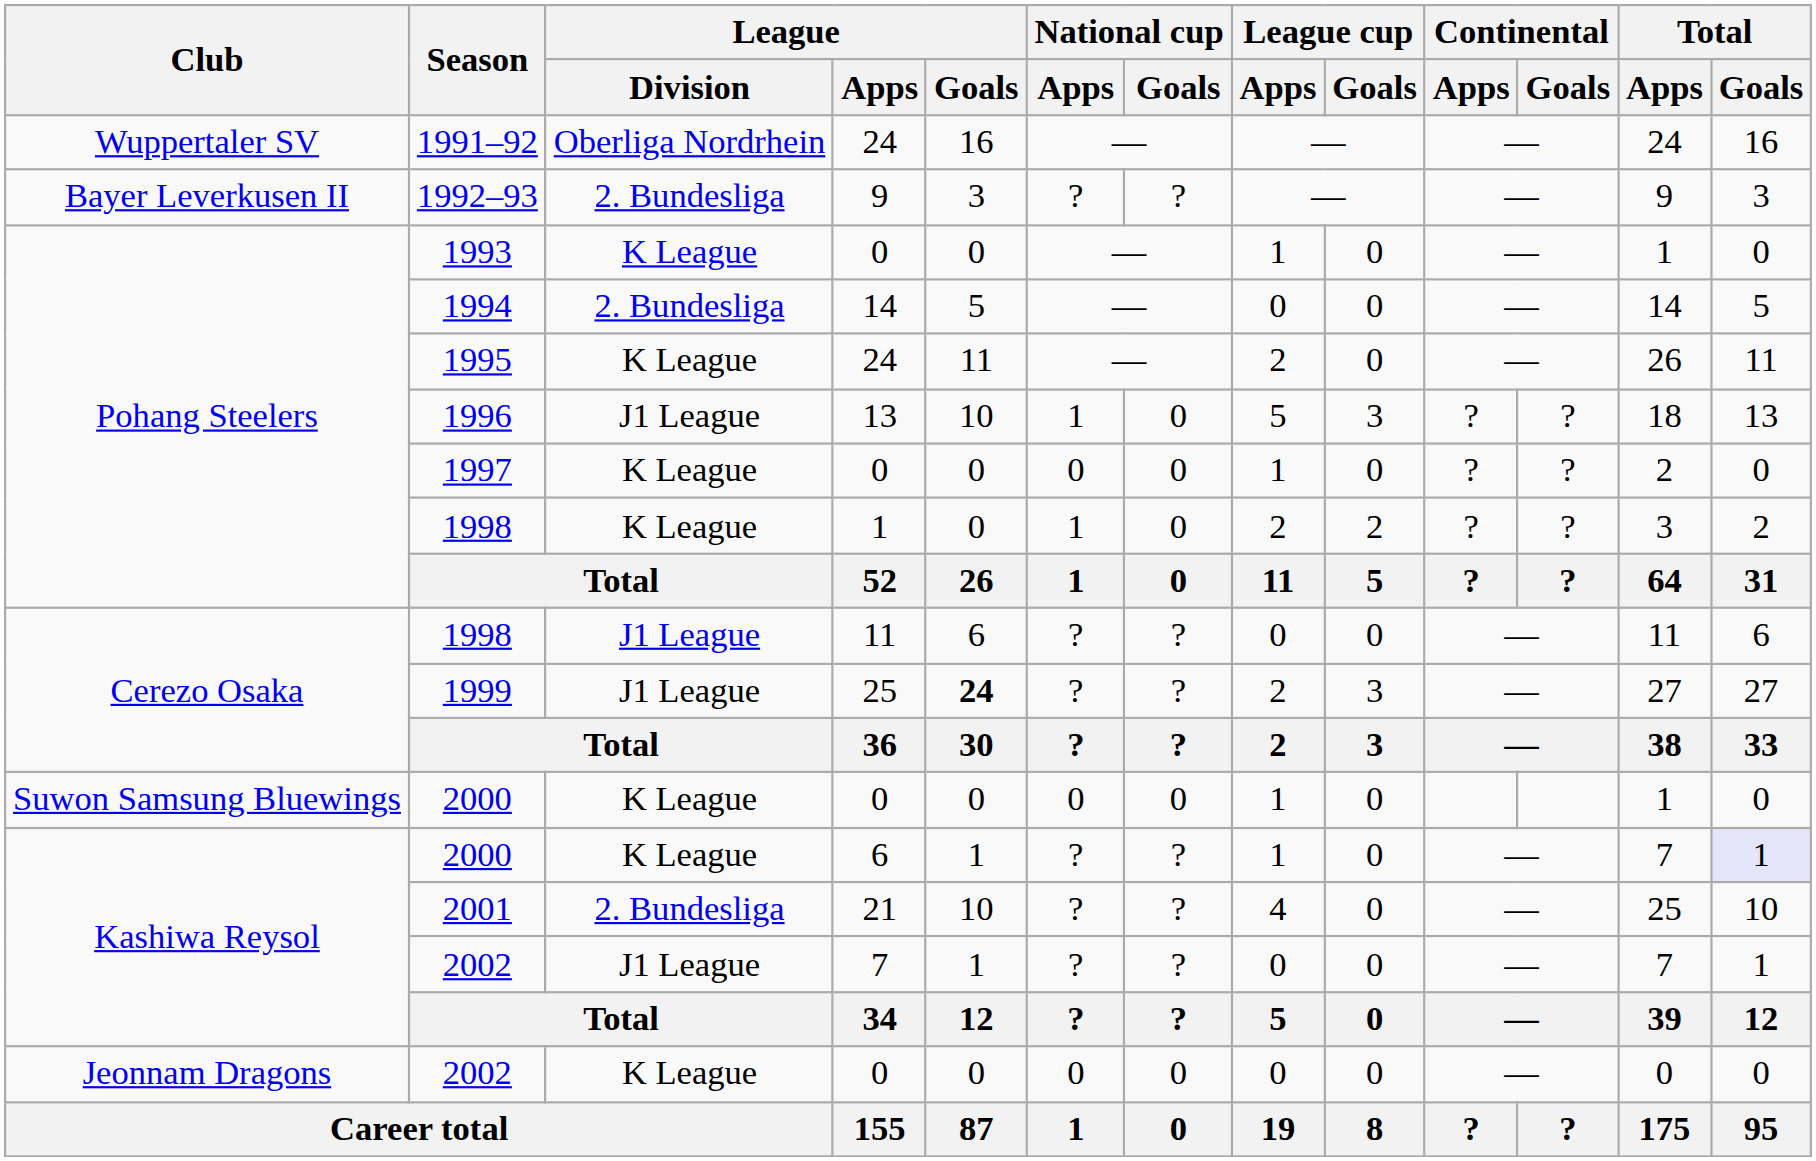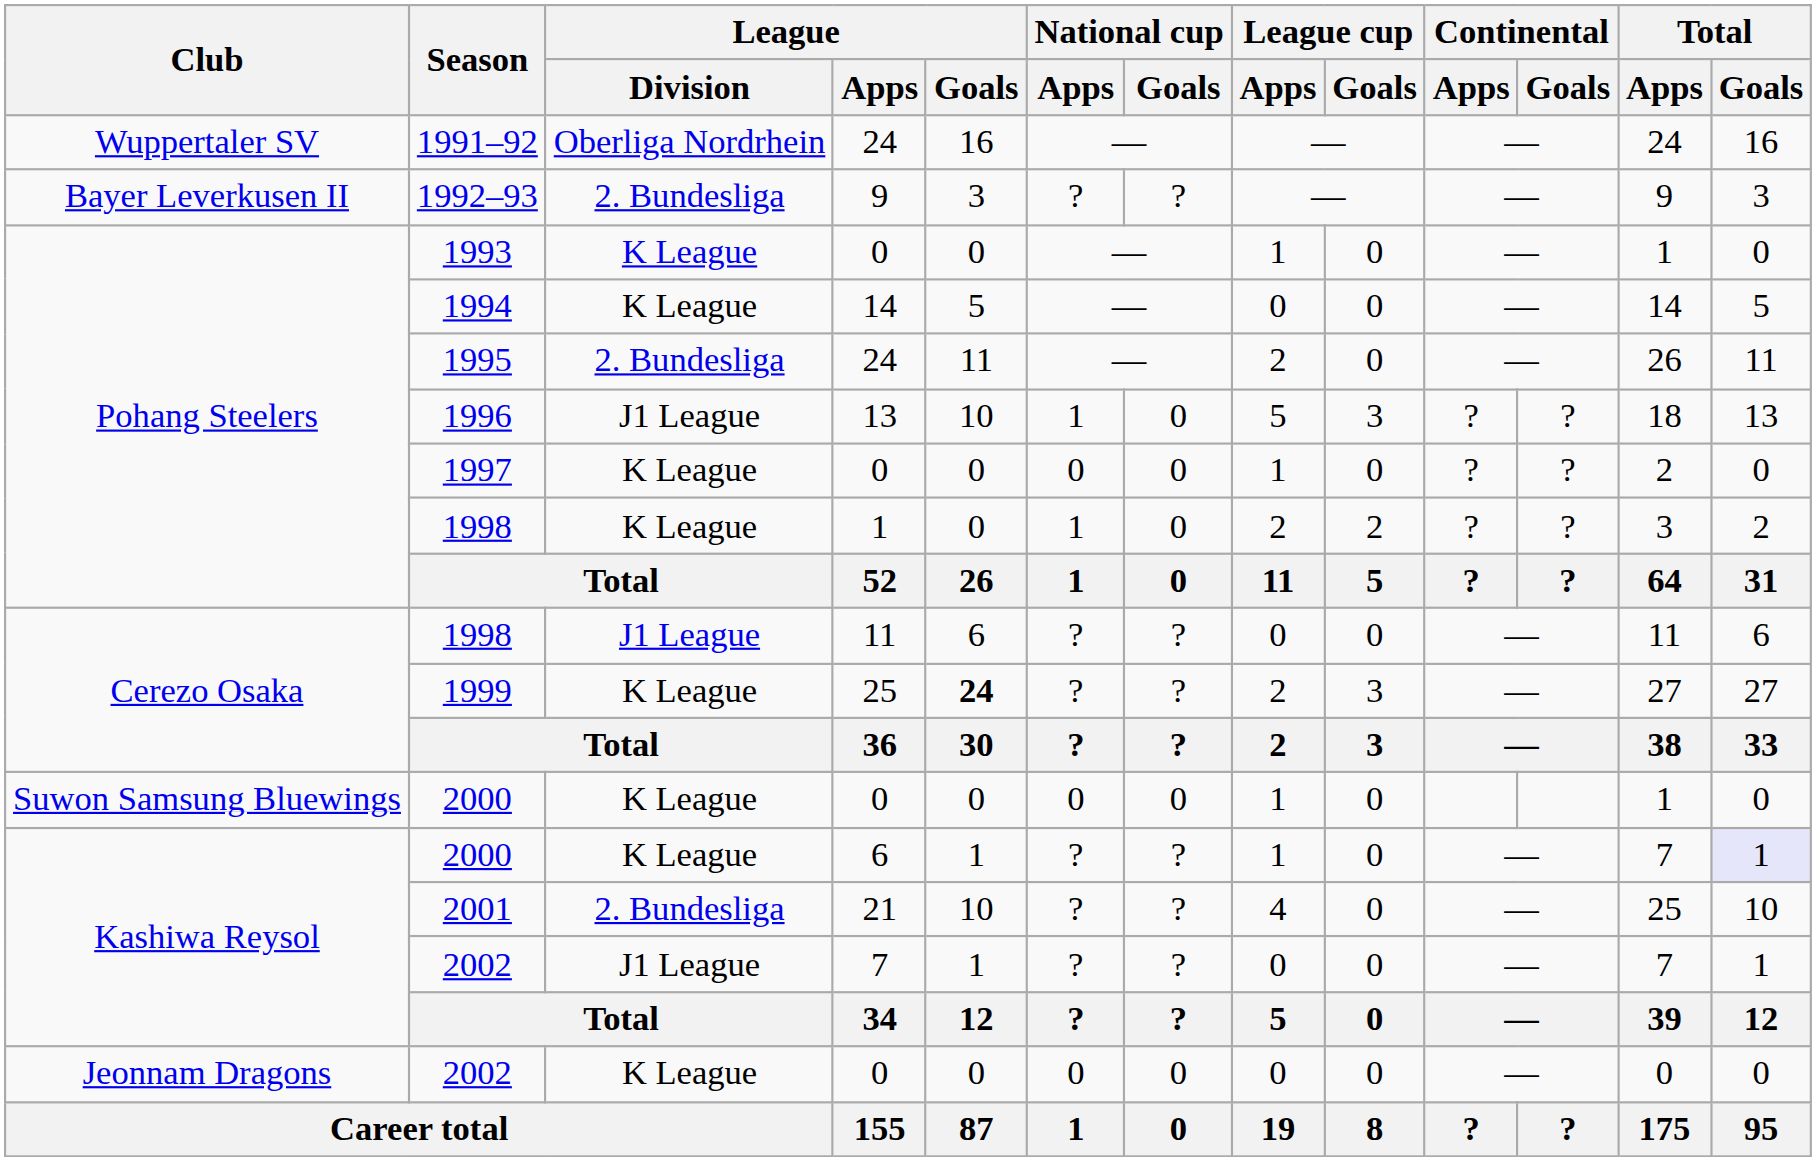(690, 305) 2. Bundesliga -> (690, 305) K League
(690, 360) K League -> (690, 360) 2. Bundesliga
(690, 689) J1 League -> (690, 689) K League
